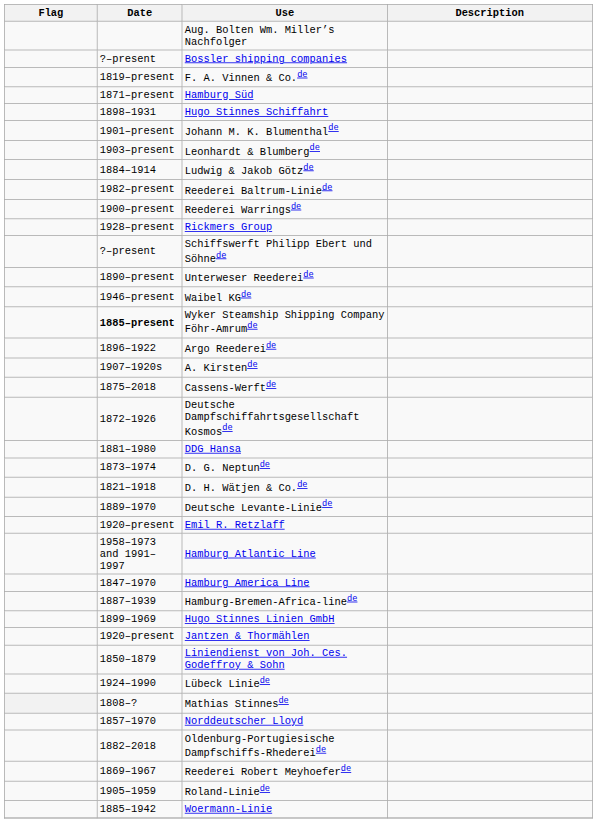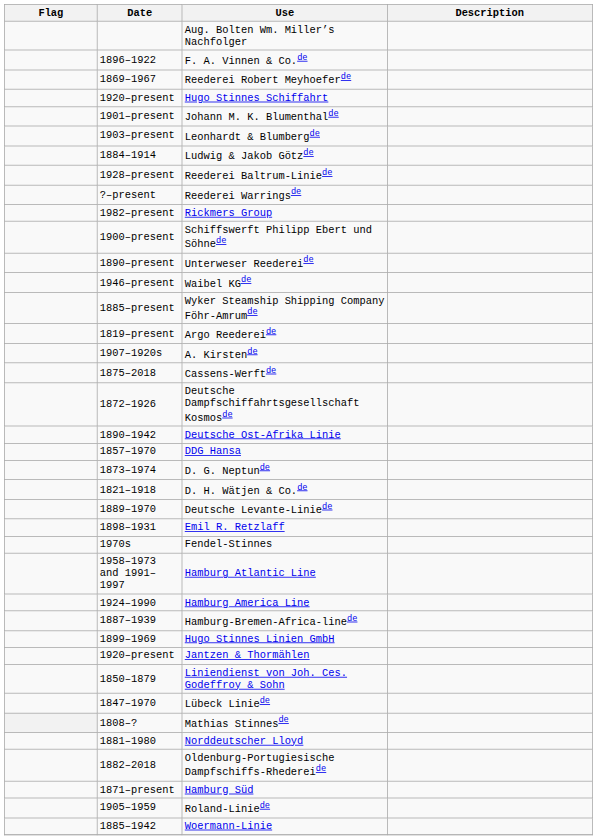- row: (266, 59)
(137, 77) 1819–present -> (128, 60) 1896–1922
rows swapped: (219, 95) <-> (268, 771)
(128, 112) 1898–1931 -> (137, 98) 1920–present
(137, 189) 1982–present -> (137, 175) 1928–present
(137, 209) 1900–present -> (128, 195) ?–present
(137, 227) 1928–present -> (137, 213) 1982–present
(128, 252) ?–present -> (137, 237) 1900–present
(137, 322) bold -> (137, 308) normal
(128, 348) 1896–1922 -> (137, 334) 1819–present
+ row: (263, 435)
(128, 449) 1881–1980 -> (128, 452) 1857–1970
(137, 525) 1920–present -> (128, 528) 1898–1931
+ row: (228, 545)
(128, 583) 1847–1970 -> (128, 602) 1924–1990
(128, 684) 1924–1990 -> (128, 703) 1847–1970
(128, 721) 1857–1970 -> (128, 741) 1881–1980
